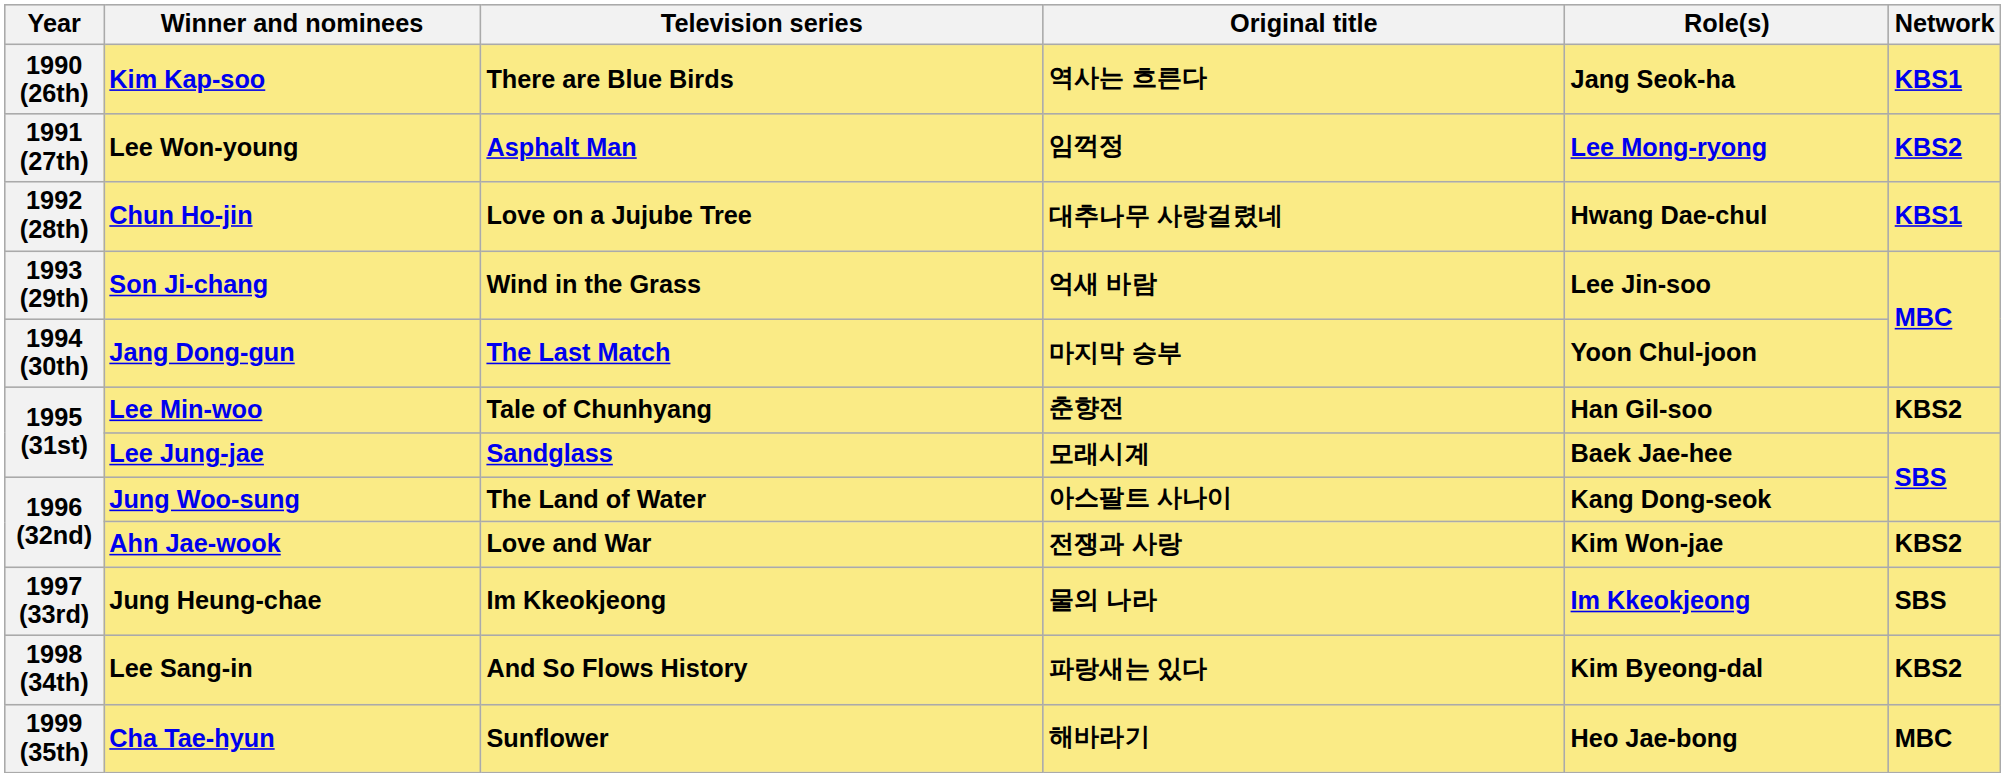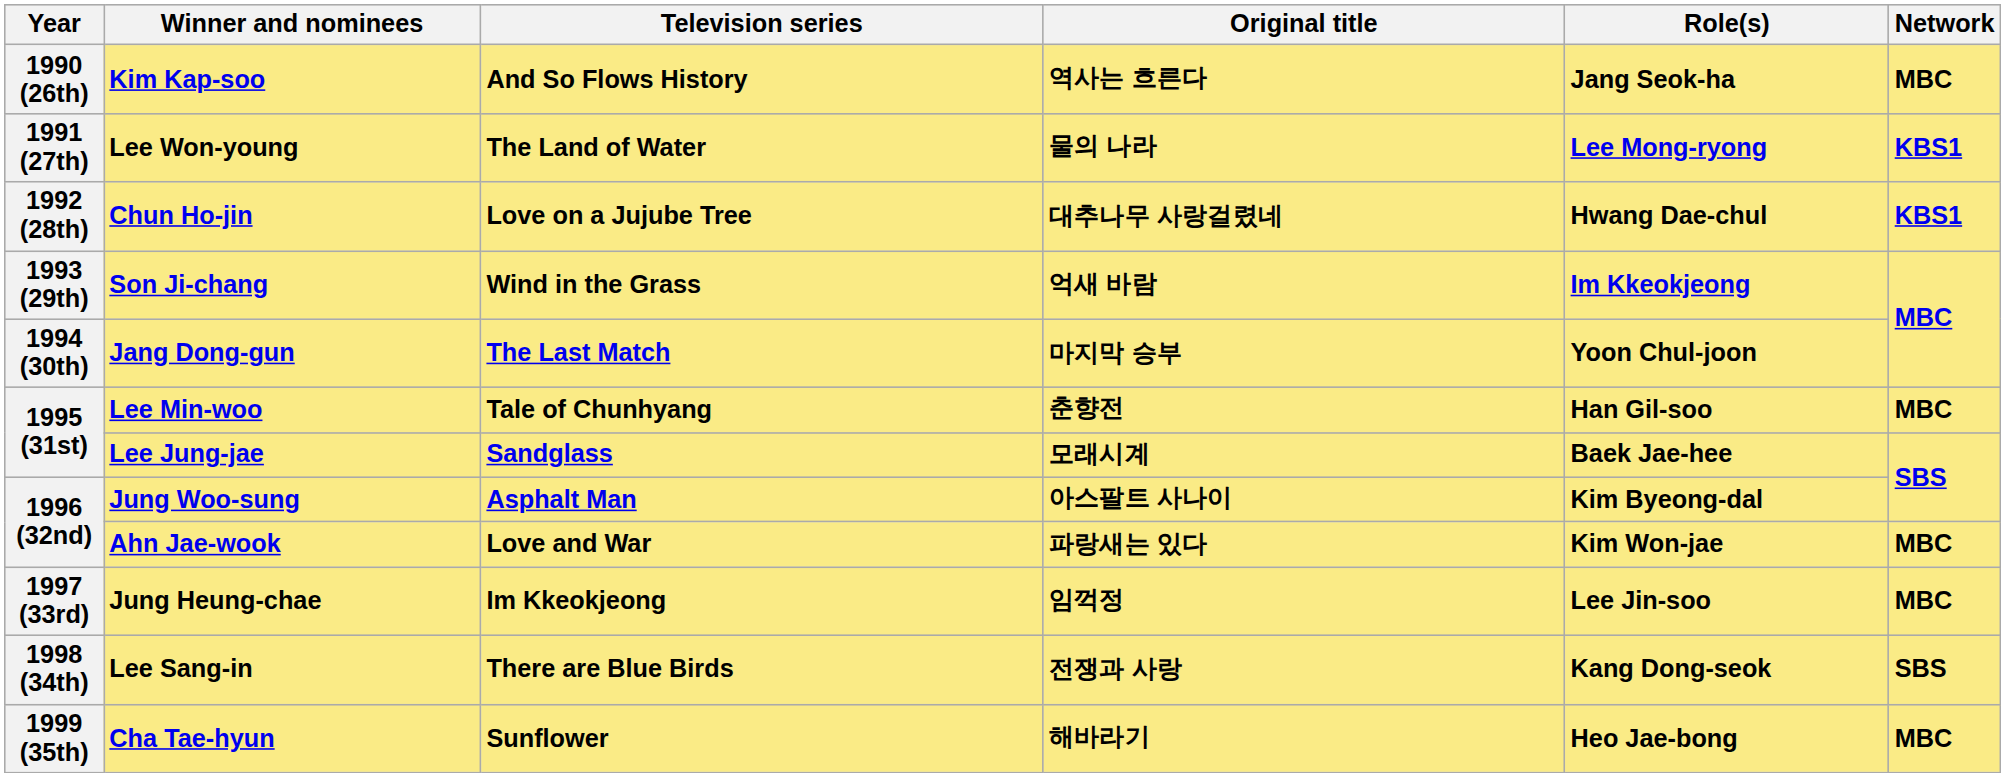(610, 78) There are Blue Birds -> (617, 78) And So Flows History
(1928, 78) KBS1 -> (1924, 78) MBC
(562, 147) Asphalt Man -> (596, 147) The Land of Water
(1087, 146) 임꺽정 -> (1103, 146) 물의 나라
(1928, 147) KBS2 -> (1928, 147) KBS1
(1641, 284) Lee Jin-soo -> (1660, 284) Im Kkeokjeong
(1928, 409) KBS2 -> (1924, 409) MBC
(596, 499) The Land of Water -> (562, 499) Asphalt Man
(1671, 499) Kang Dong-seok -> (1667, 499) Kim Byeong-dal
(1115, 543) 전쟁과 사랑 -> (1128, 543) 파랑새는 있다
(1928, 544) KBS2 -> (1924, 544) MBC
(1103, 600) 물의 나라 -> (1087, 600) 임꺽정
(1660, 600) Im Kkeokjeong -> (1641, 600) Lee Jin-soo
(1921, 600) SBS -> (1924, 600) MBC
(617, 669) And So Flows History -> (610, 669) There are Blue Birds
(1128, 668) 파랑새는 있다 -> (1115, 668) 전쟁과 사랑
(1667, 669) Kim Byeong-dal -> (1671, 669) Kang Dong-seok
(1928, 669) KBS2 -> (1921, 669) SBS
